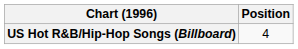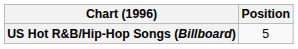(266, 33) 4 -> (266, 33) 5
